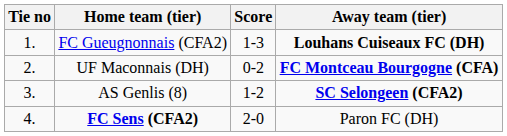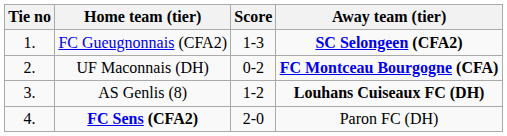(389, 42) Louhans Cuiseaux FC (DH) -> (389, 42) SC Selongeen (CFA2)
(389, 93) SC Selongeen (CFA2) -> (389, 93) Louhans Cuiseaux FC (DH)
